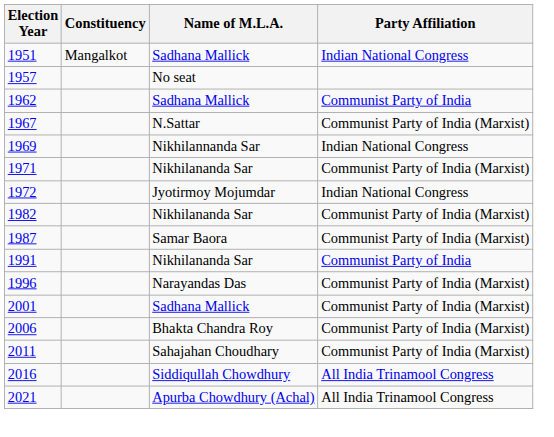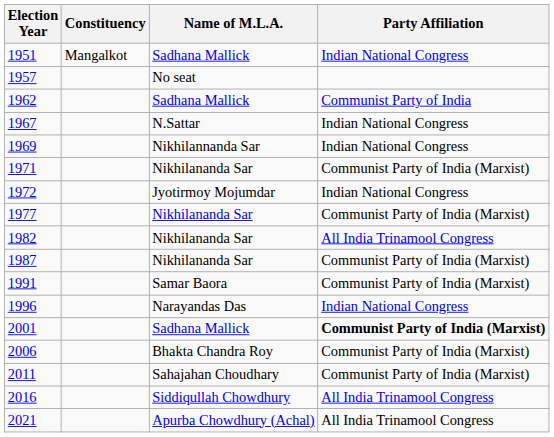(425, 123) Communist Party of India (Marxist) -> (395, 123) Indian National Congress
+ row: (22, 214)
(425, 214) Communist Party of India (Marxist) -> (407, 237) All India Trinamool Congress
(190, 237) Samar Baora -> (202, 260) Nikhilananda Sar
(202, 260) Nikhilananda Sar -> (190, 283) Samar Baora
(396, 260) Communist Party of India -> (425, 283) Communist Party of India (Marxist)
(425, 283) Communist Party of India (Marxist) -> (395, 306) Indian National Congress
(425, 306) normal -> (433, 329) bold
